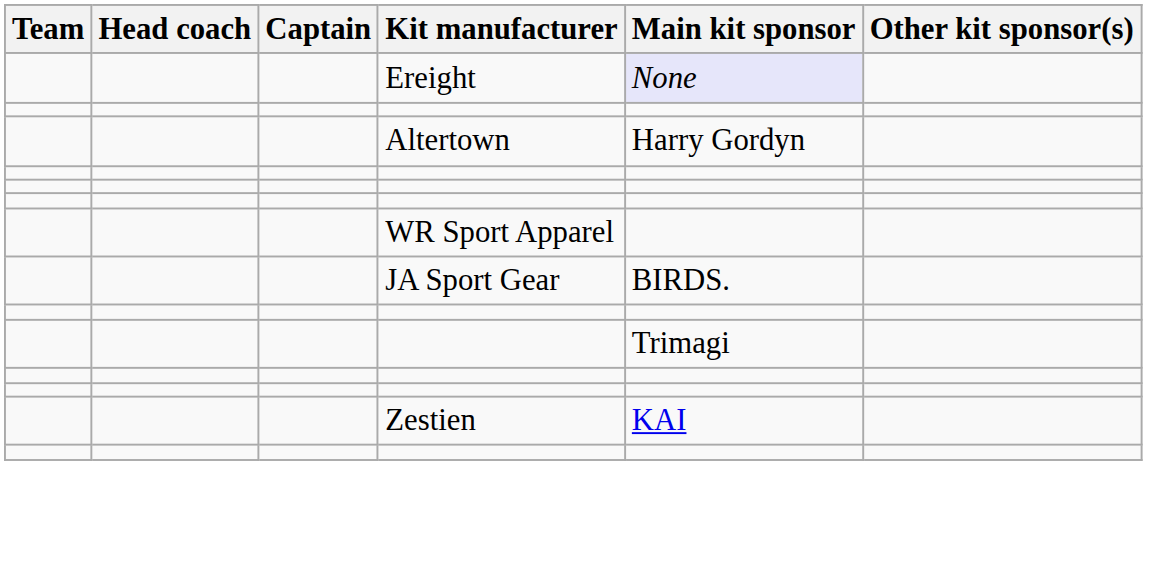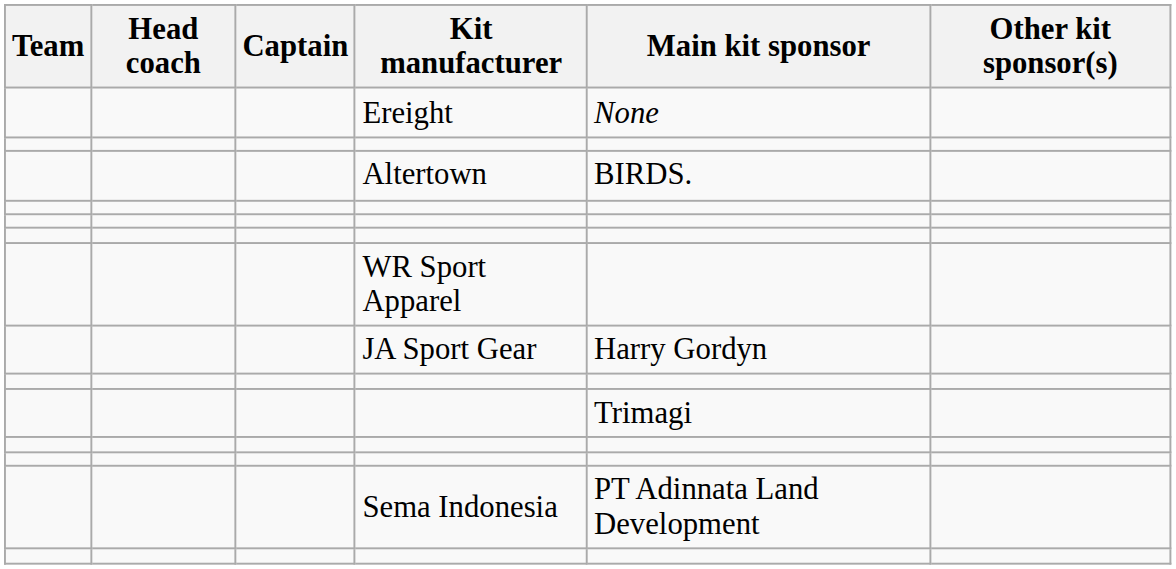(664, 77) lavender background -> (626, 112) no background
(718, 140) Harry Gordyn -> (643, 175) BIRDS.
(681, 280) BIRDS. -> (681, 349) Harry Gordyn
- row: (48, 421)
+ row: (48, 507)
